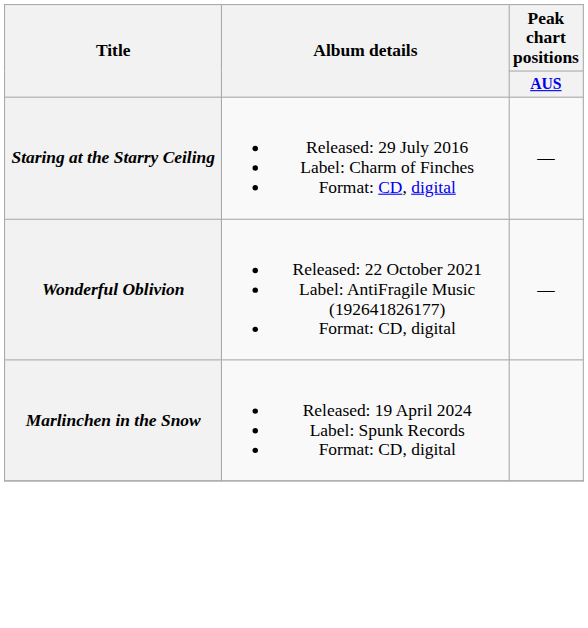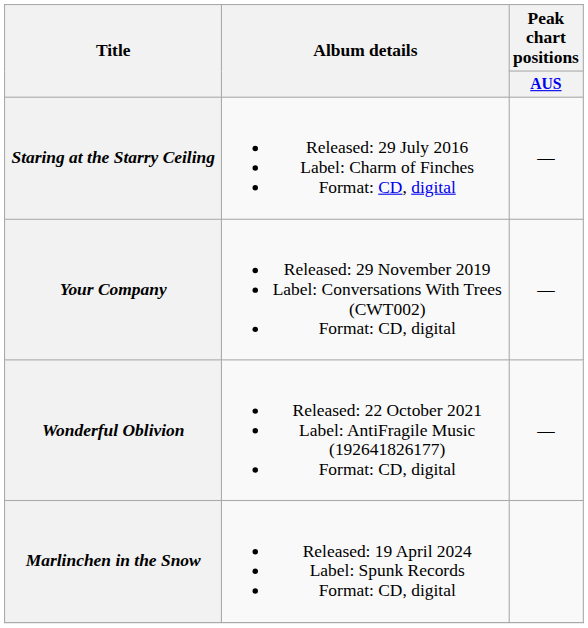+ row: (113, 289)
